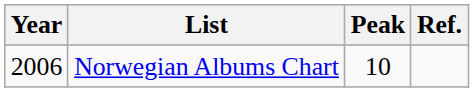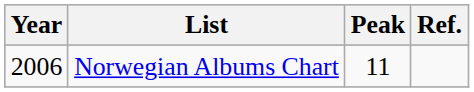(378, 65) 10 -> (378, 65) 11
